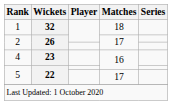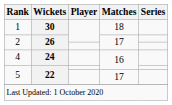(50, 27) 32 -> (50, 27) 30
(50, 57) 23 -> (50, 57) 24
